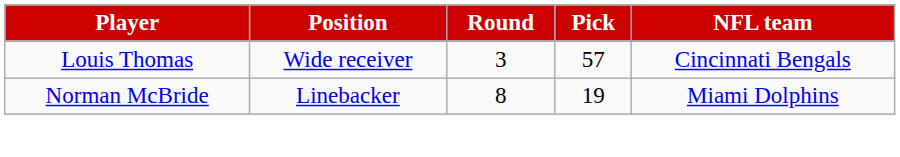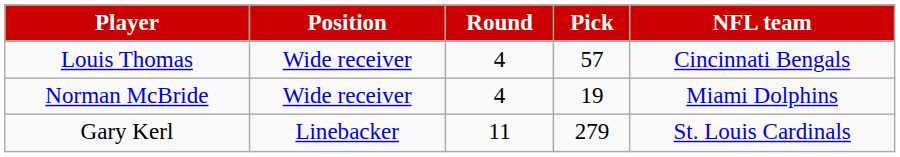(501, 59) 3 -> (500, 59) 4
(348, 95) Linebacker -> (347, 95) Wide receiver
(501, 95) 8 -> (500, 95) 4
+ row: (127, 132)
